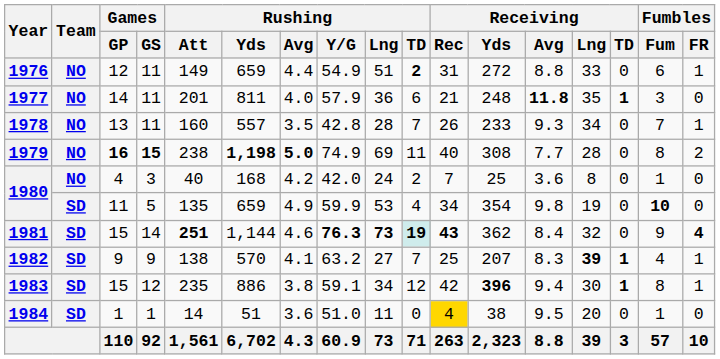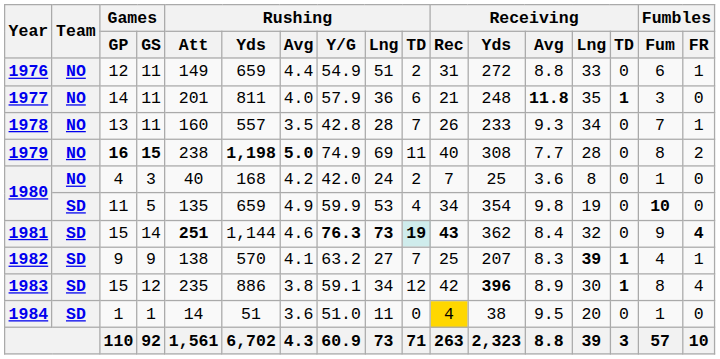(416, 72) bold -> (416, 72) normal
(549, 287) 9.4 -> (549, 287) 8.9
(699, 287) 1 -> (699, 287) 4
